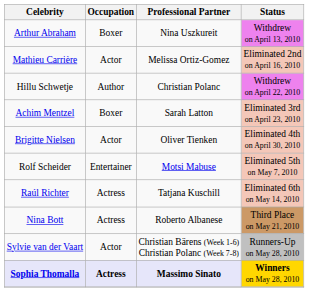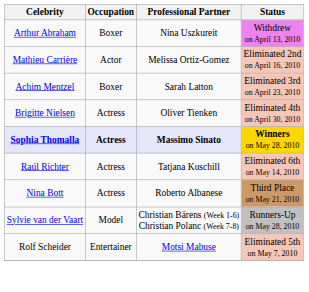- row: (45, 86)
(111, 140) Actor -> (111, 113) Actress
rows swapped: (45, 166) <-> (45, 273)
(111, 246) Actor -> (111, 220) Model
